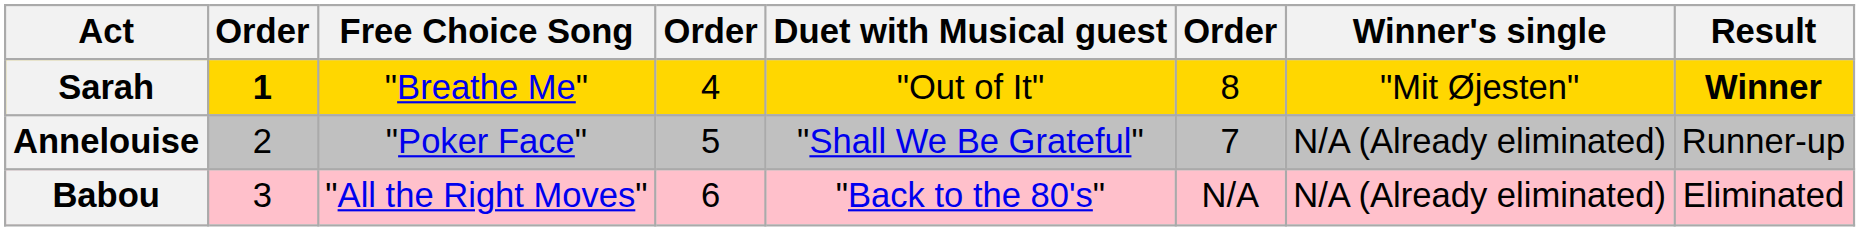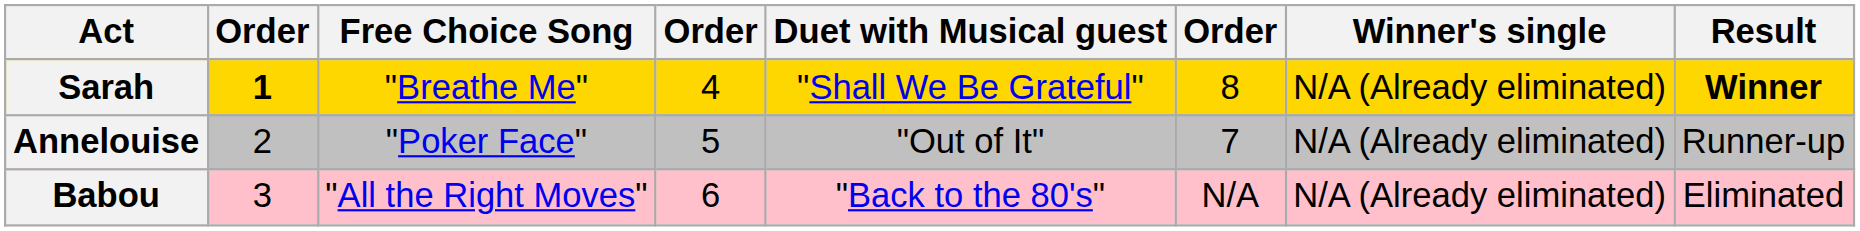(970, 86) "Out of It" -> (970, 86) "Shall We Be Grateful"
(1480, 86) "Mit Øjesten" -> (1480, 86) N/A (Already eliminated)
(970, 141) "Shall We Be Grateful" -> (970, 141) "Out of It"
